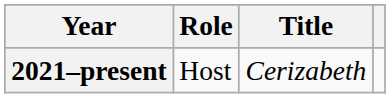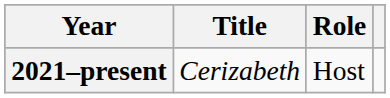columns swapped: (306, 26) <-> (206, 26)
